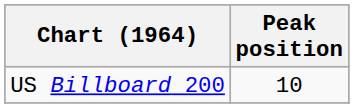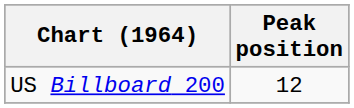(289, 85) 10 -> (289, 85) 12
